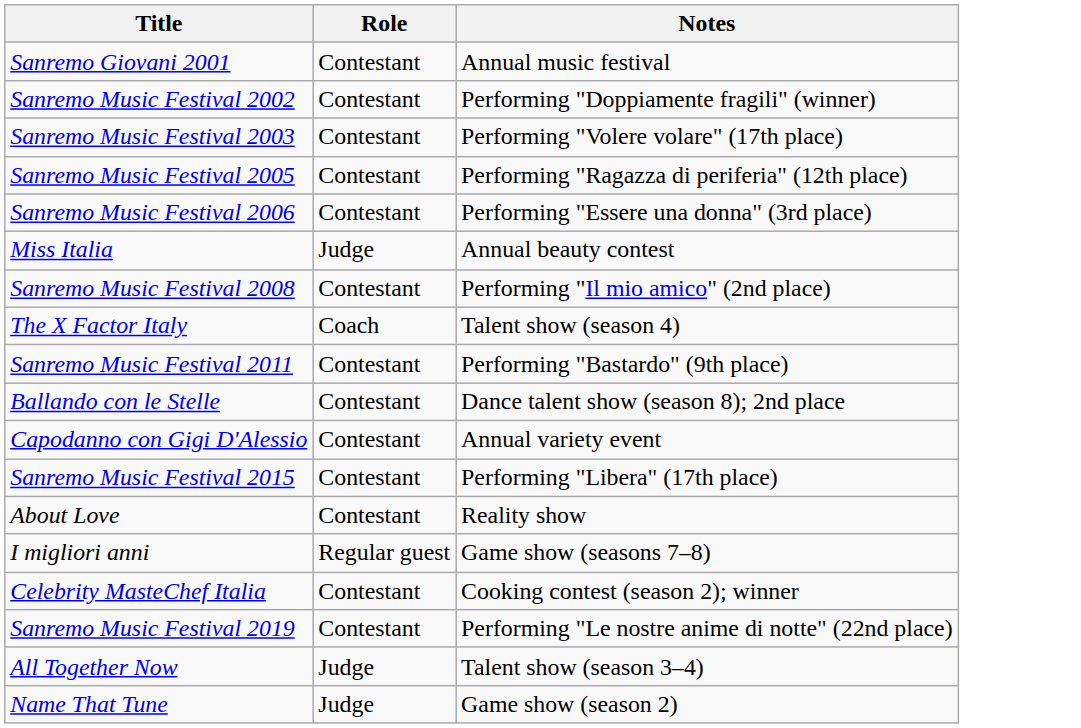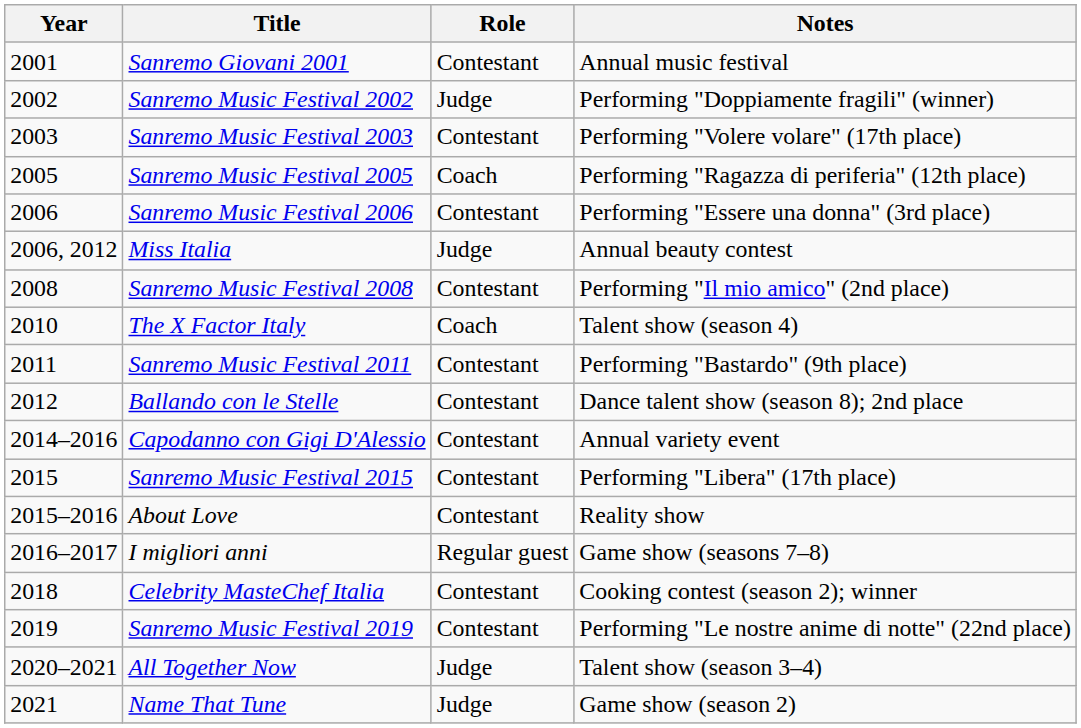+ column: (64, 23)
(369, 99) Contestant -> (464, 99) Judge
(369, 174) Contestant -> (467, 174) Coach
